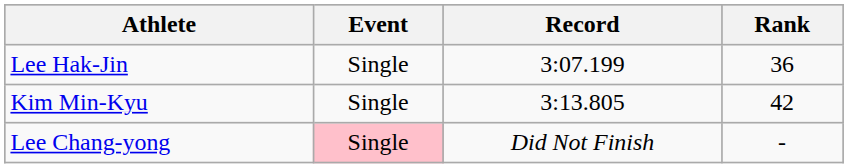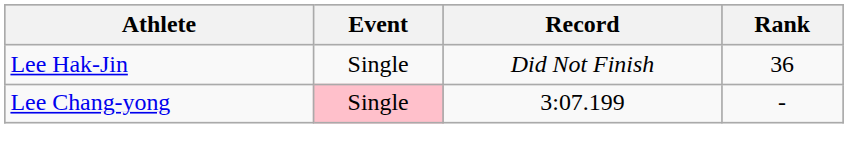(582, 64) 3:07.199 -> (582, 64) Did Not Finish
- row: (79, 103)
(582, 142) Did Not Finish -> (582, 103) 3:07.199
